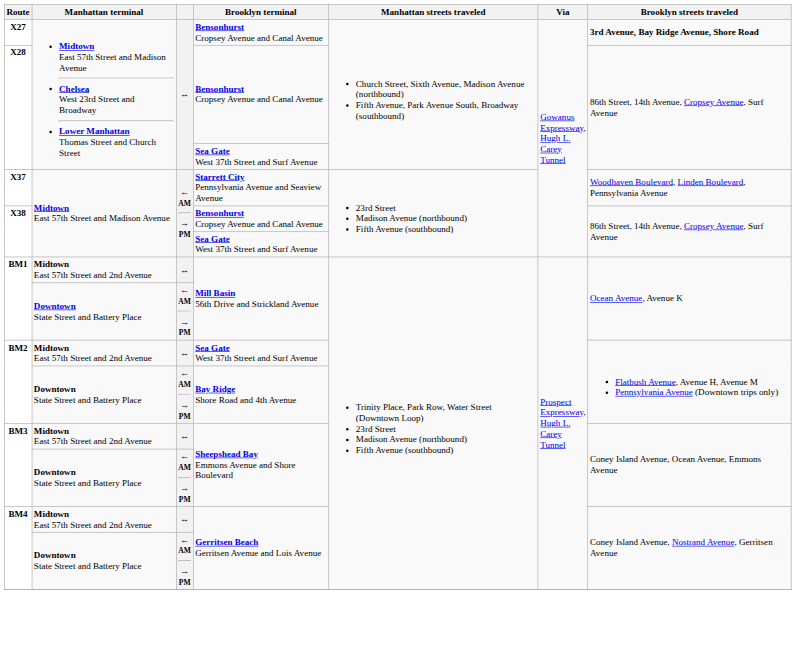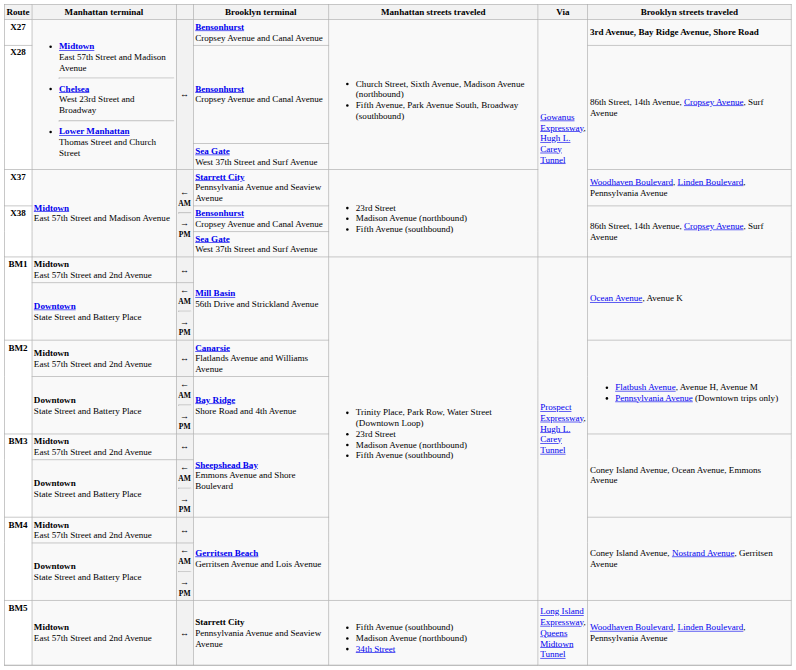(256, 353) Sea Gate West 37th Street and Surf Avenue -> (252, 358) Canarsie Flatlands Avenue and Williams Avenue
+ row: (18, 608)
